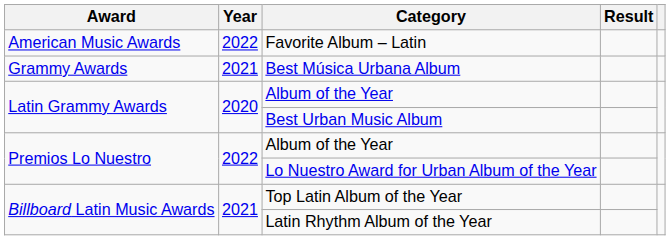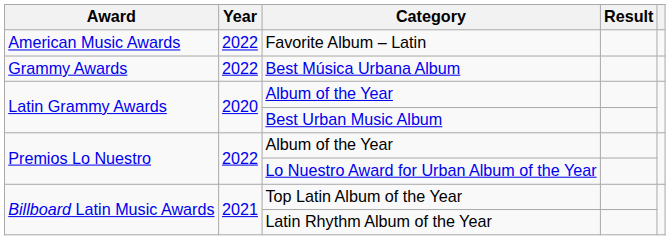(240, 68) 2021 -> (240, 68) 2022
